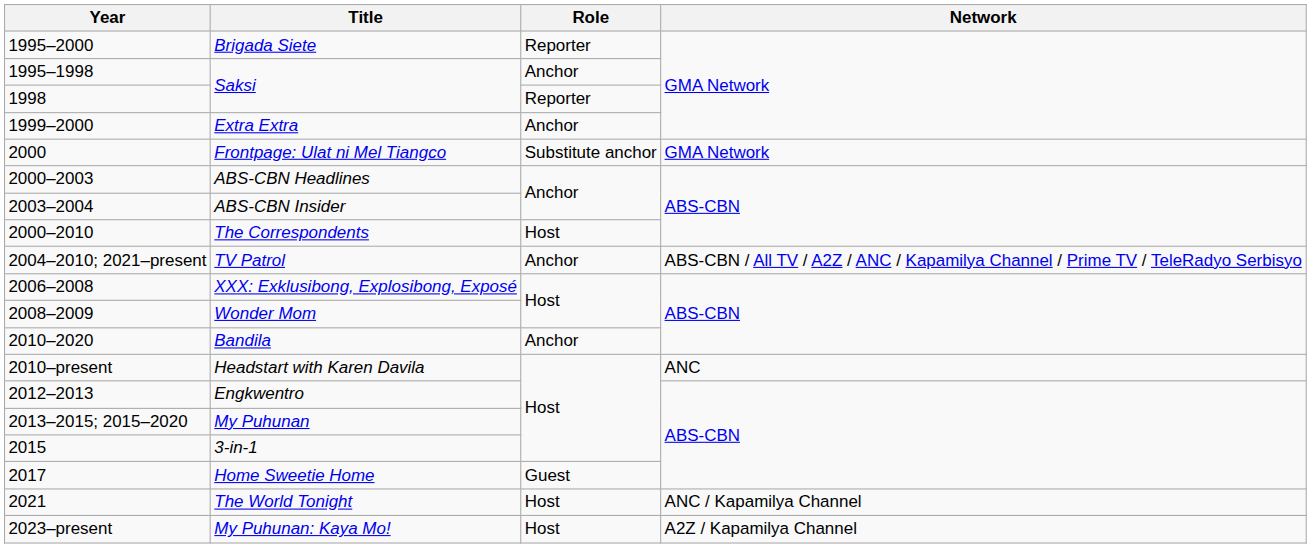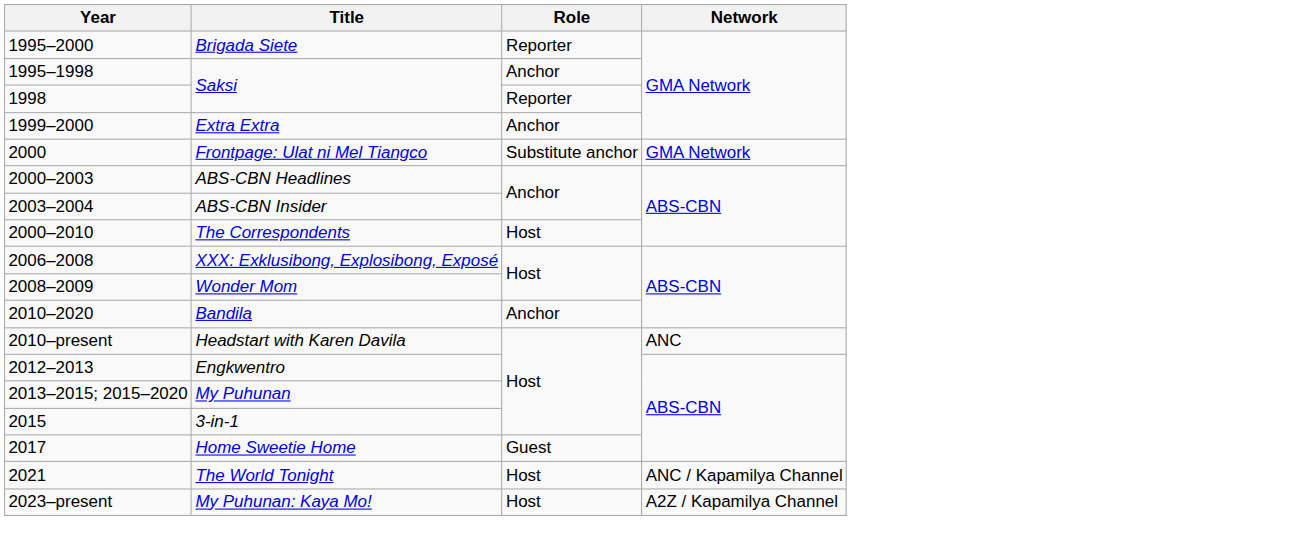- row: (107, 260)
